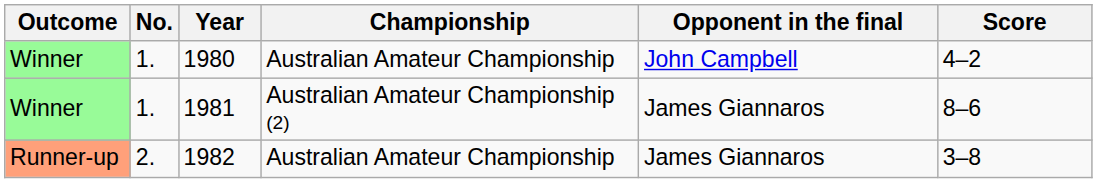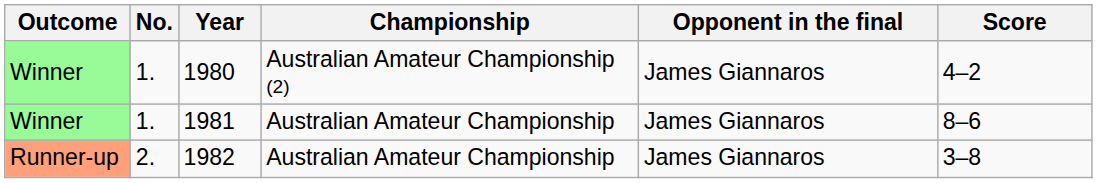(440, 59) Australian Amateur Championship -> (440, 72) Australian Amateur Championship (2)
(721, 59) John Campbell -> (734, 72) James Giannaros
(440, 108) Australian Amateur Championship (2) -> (440, 121) Australian Amateur Championship
